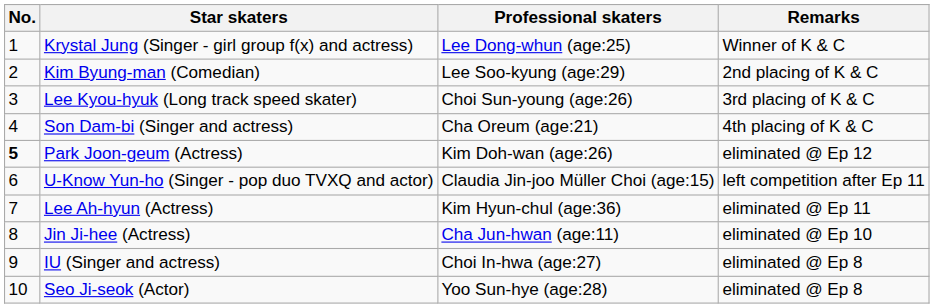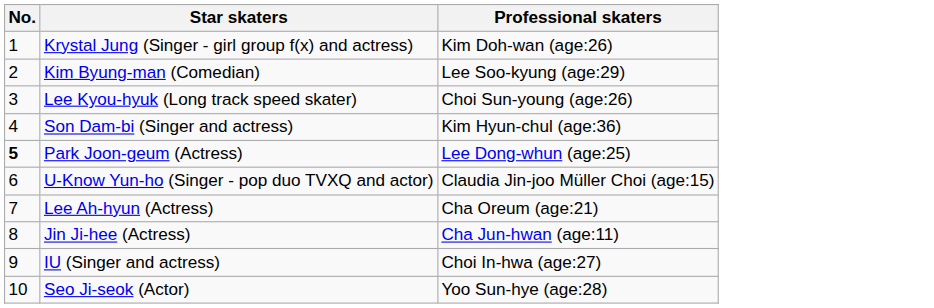- column: (824, 18)
(536, 45) Lee Dong-whun (age:25) -> (527, 45) Kim Doh-wan (age:26)
(520, 126) Cha Oreum (age:21) -> (531, 126) Kim Hyun-chul (age:36)
(527, 153) Kim Doh-wan (age:26) -> (536, 153) Lee Dong-whun (age:25)
(531, 208) Kim Hyun-chul (age:36) -> (520, 208) Cha Oreum (age:21)
